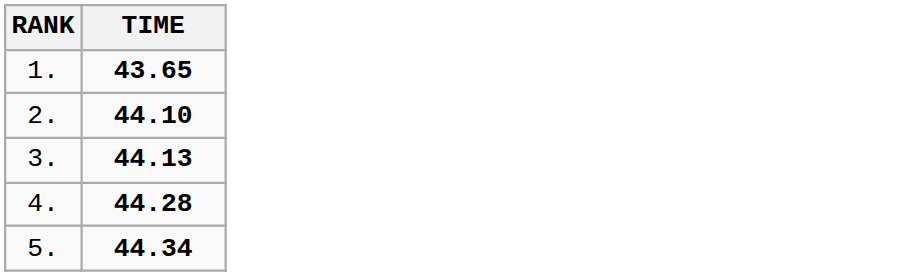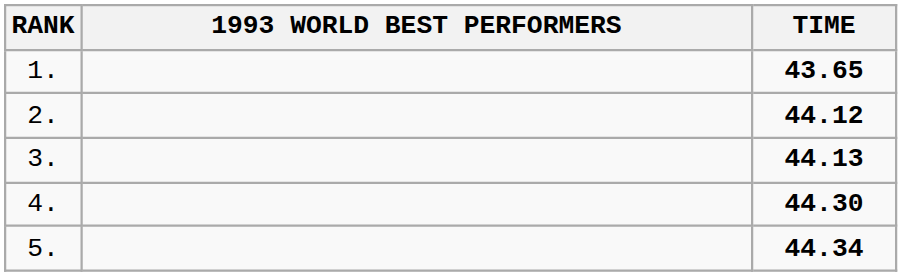+ column: (416, 27)
(153, 115) 44.10 -> (824, 115) 44.12
(153, 204) 44.28 -> (824, 204) 44.30
